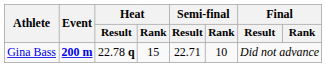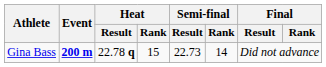(187, 53) 22.71 -> (187, 53) 22.73
(221, 53) 10 -> (221, 53) 14
